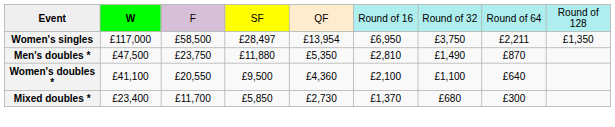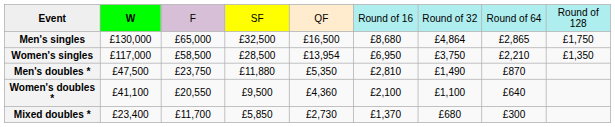+ row: (52, 40)
(257, 40) £28,497 -> (257, 56) £28,500
(514, 40) £2,211 -> (514, 56) £2,210
